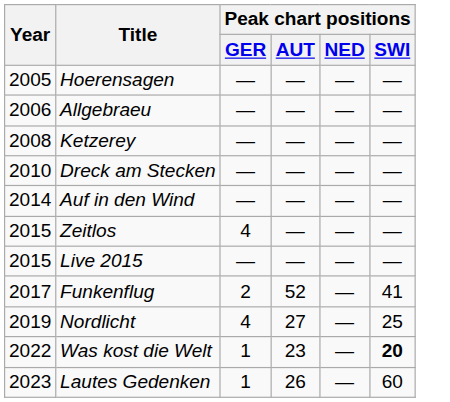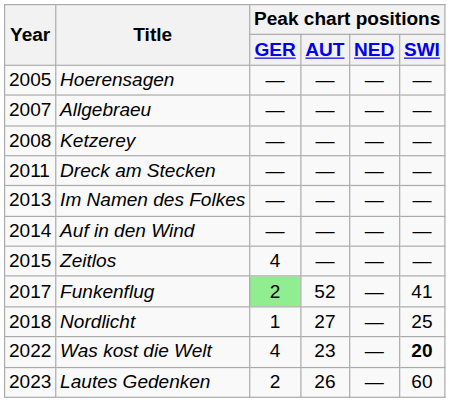(30, 110) 2006 -> (30, 110) 2007
(30, 170) 2010 -> (29, 170) 2011
+ row: (153, 200)
- row: (101, 261)
(245, 291) no background -> (275, 291) lightgreen background
(30, 321) 2019 -> (30, 321) 2018
(245, 321) 4 -> (275, 321) 1
(245, 351) 1 -> (275, 351) 4
(245, 381) 1 -> (275, 381) 2
